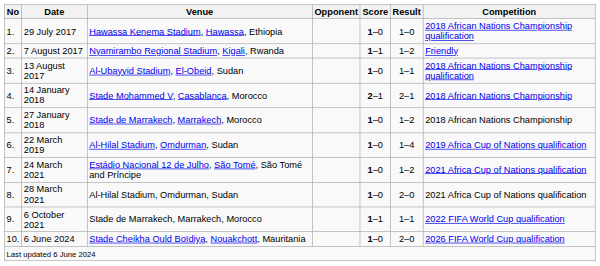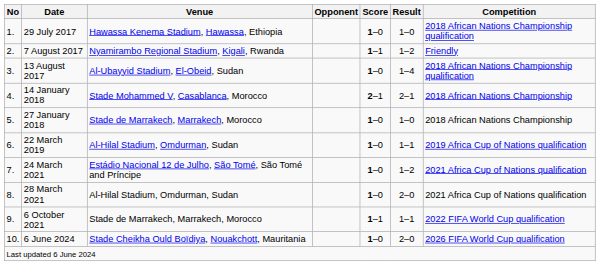(407, 70) 1–1 -> (407, 70) 1–4
(407, 120) 1–2 -> (407, 120) 1–0
(407, 145) 1–4 -> (407, 145) 1–1
